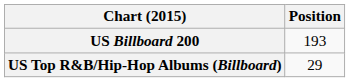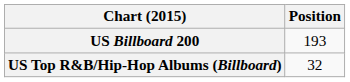(315, 64) 29 -> (315, 64) 32
